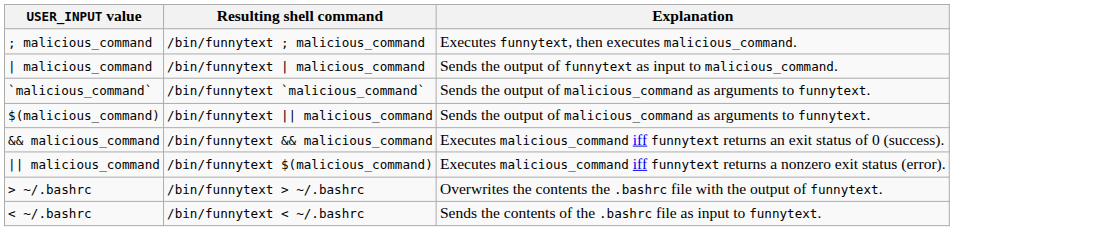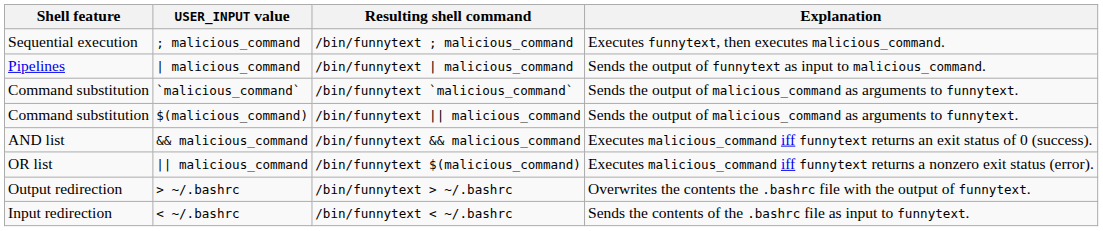+ column: (79, 16)
